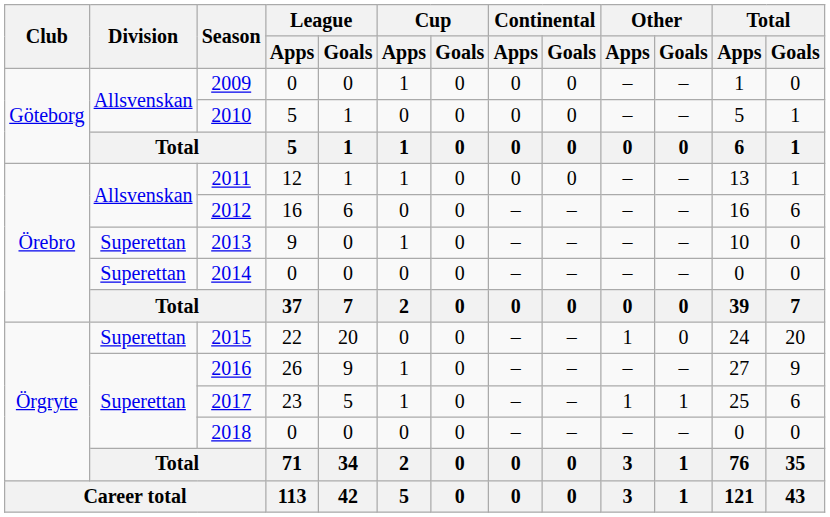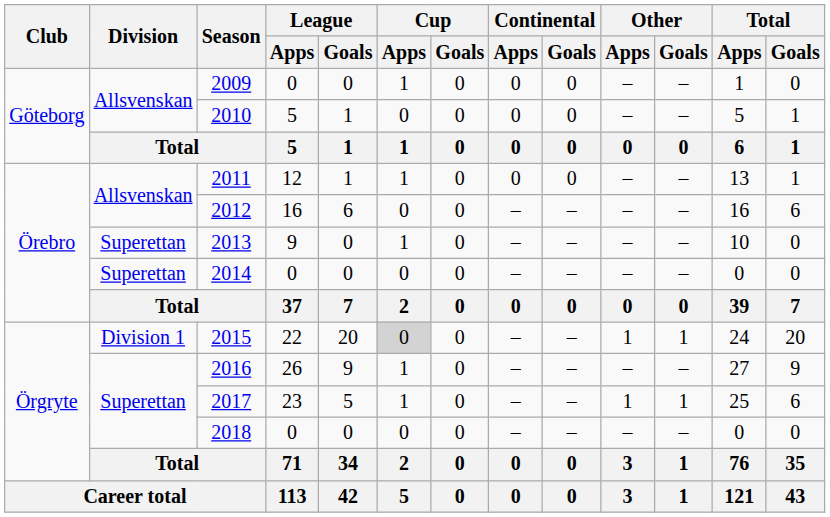(143, 337) Superettan -> (143, 337) Division 1
(404, 337) no background -> (404, 337) lightgrey background
(683, 337) 0 -> (683, 337) 1
